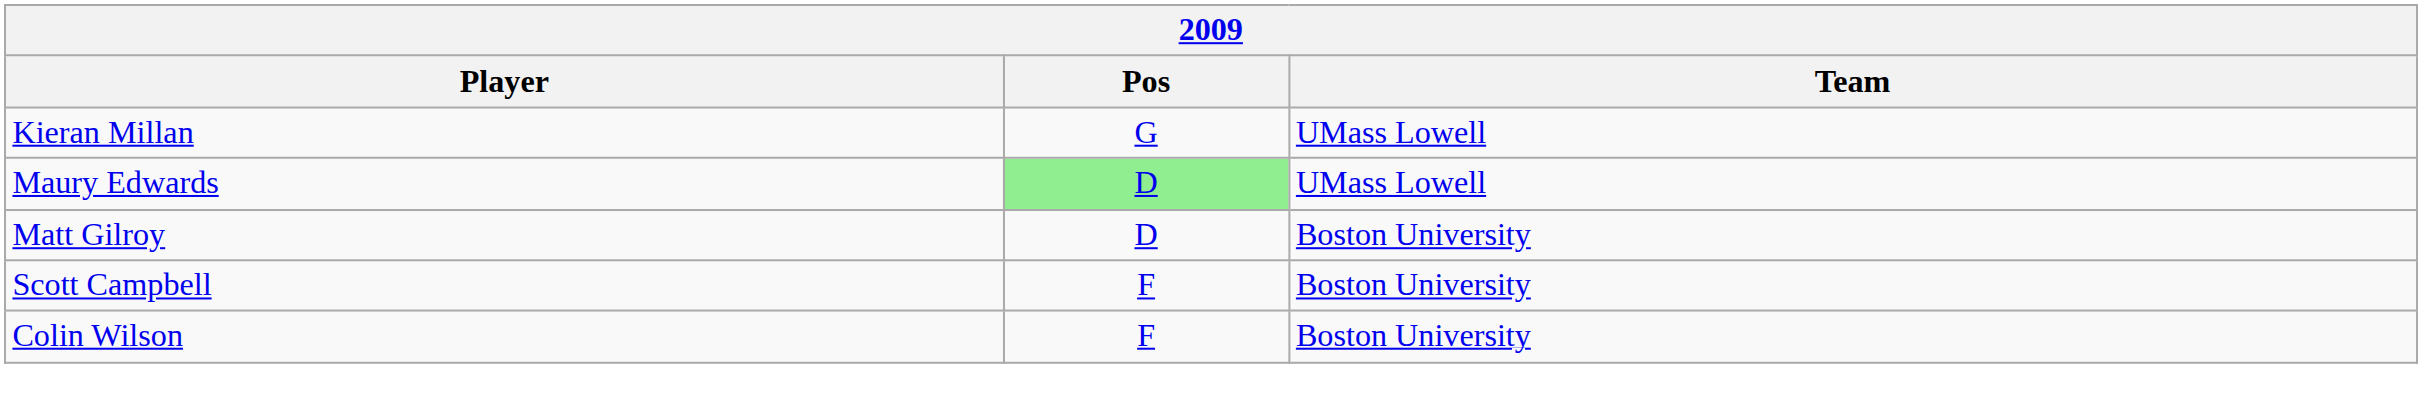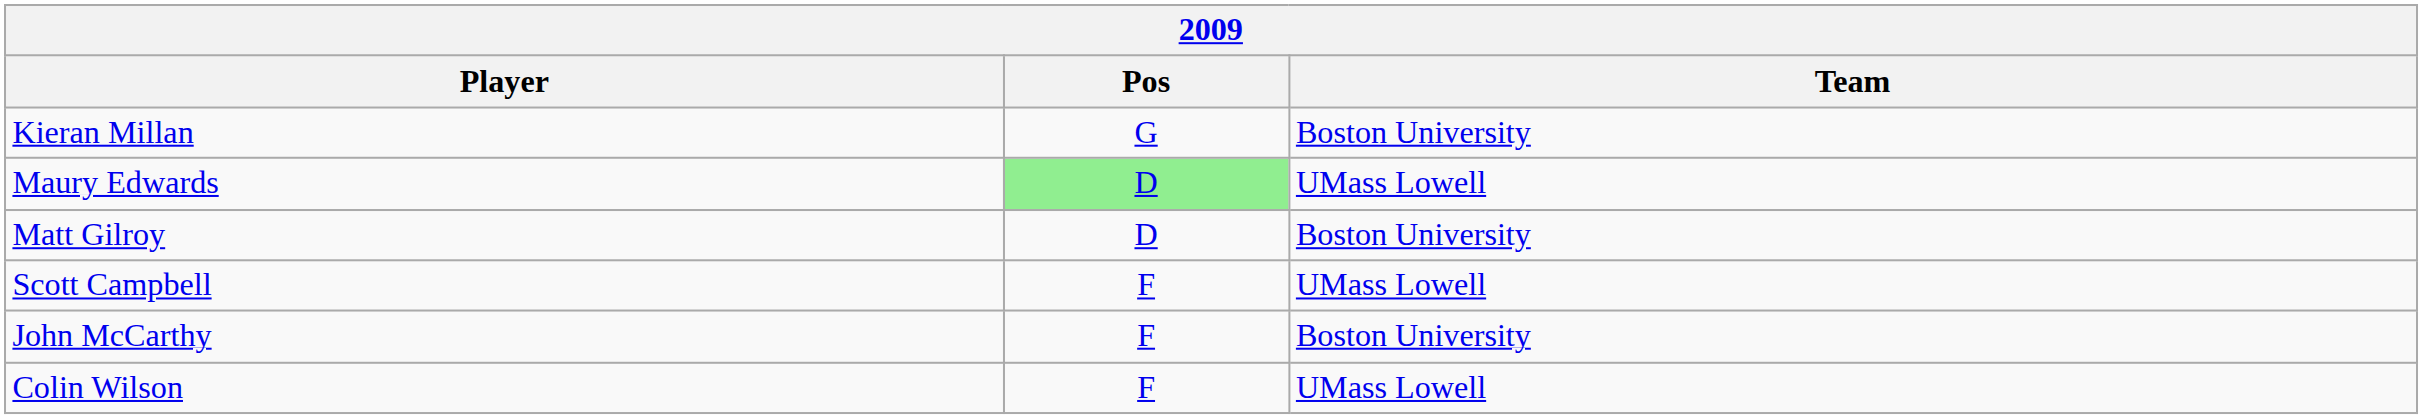(1391, 132) UMass Lowell -> (1413, 132) Boston University
(1413, 285) Boston University -> (1391, 285) UMass Lowell
+ row: (112, 336)
(1413, 336) Boston University -> (1391, 387) UMass Lowell
